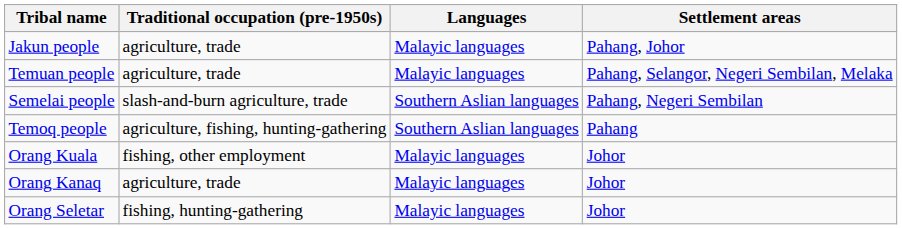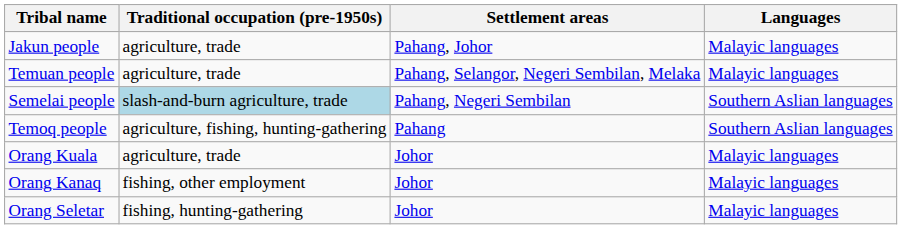columns swapped: (740, 18) <-> (487, 18)
(235, 100) no background -> (235, 100) lightblue background
(214, 155) fishing, other employment -> (182, 155) agriculture, trade
(182, 182) agriculture, trade -> (214, 182) fishing, other employment
